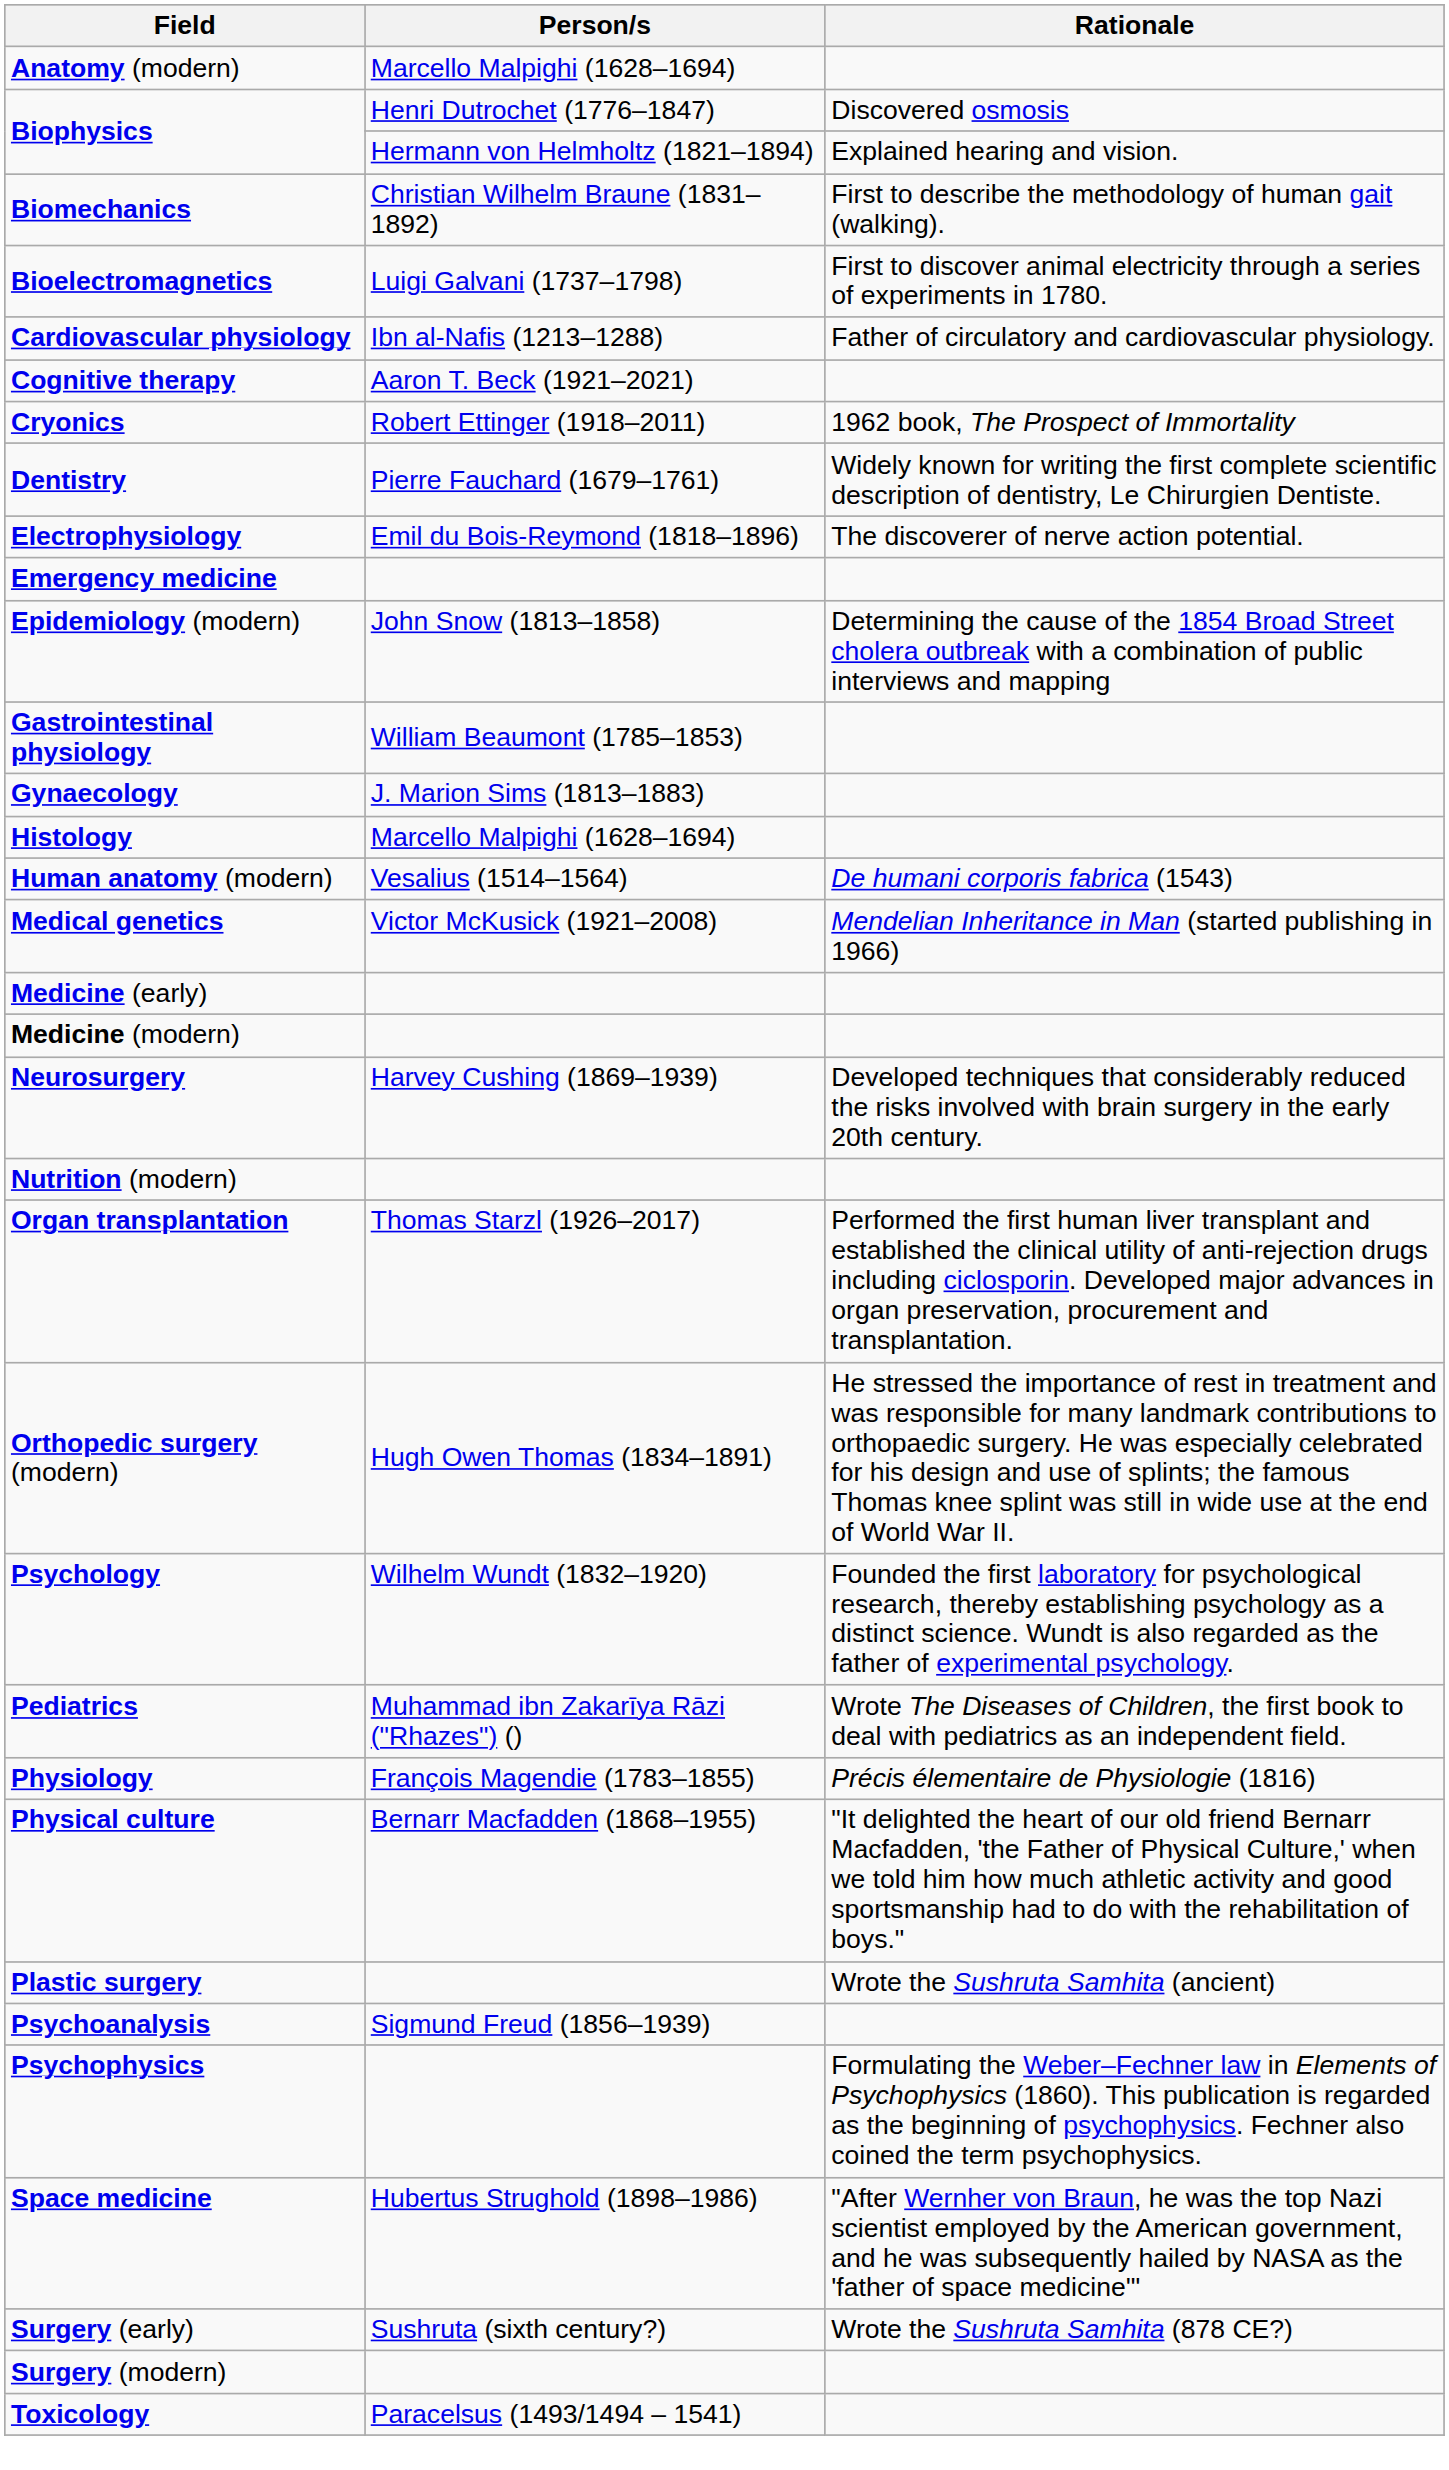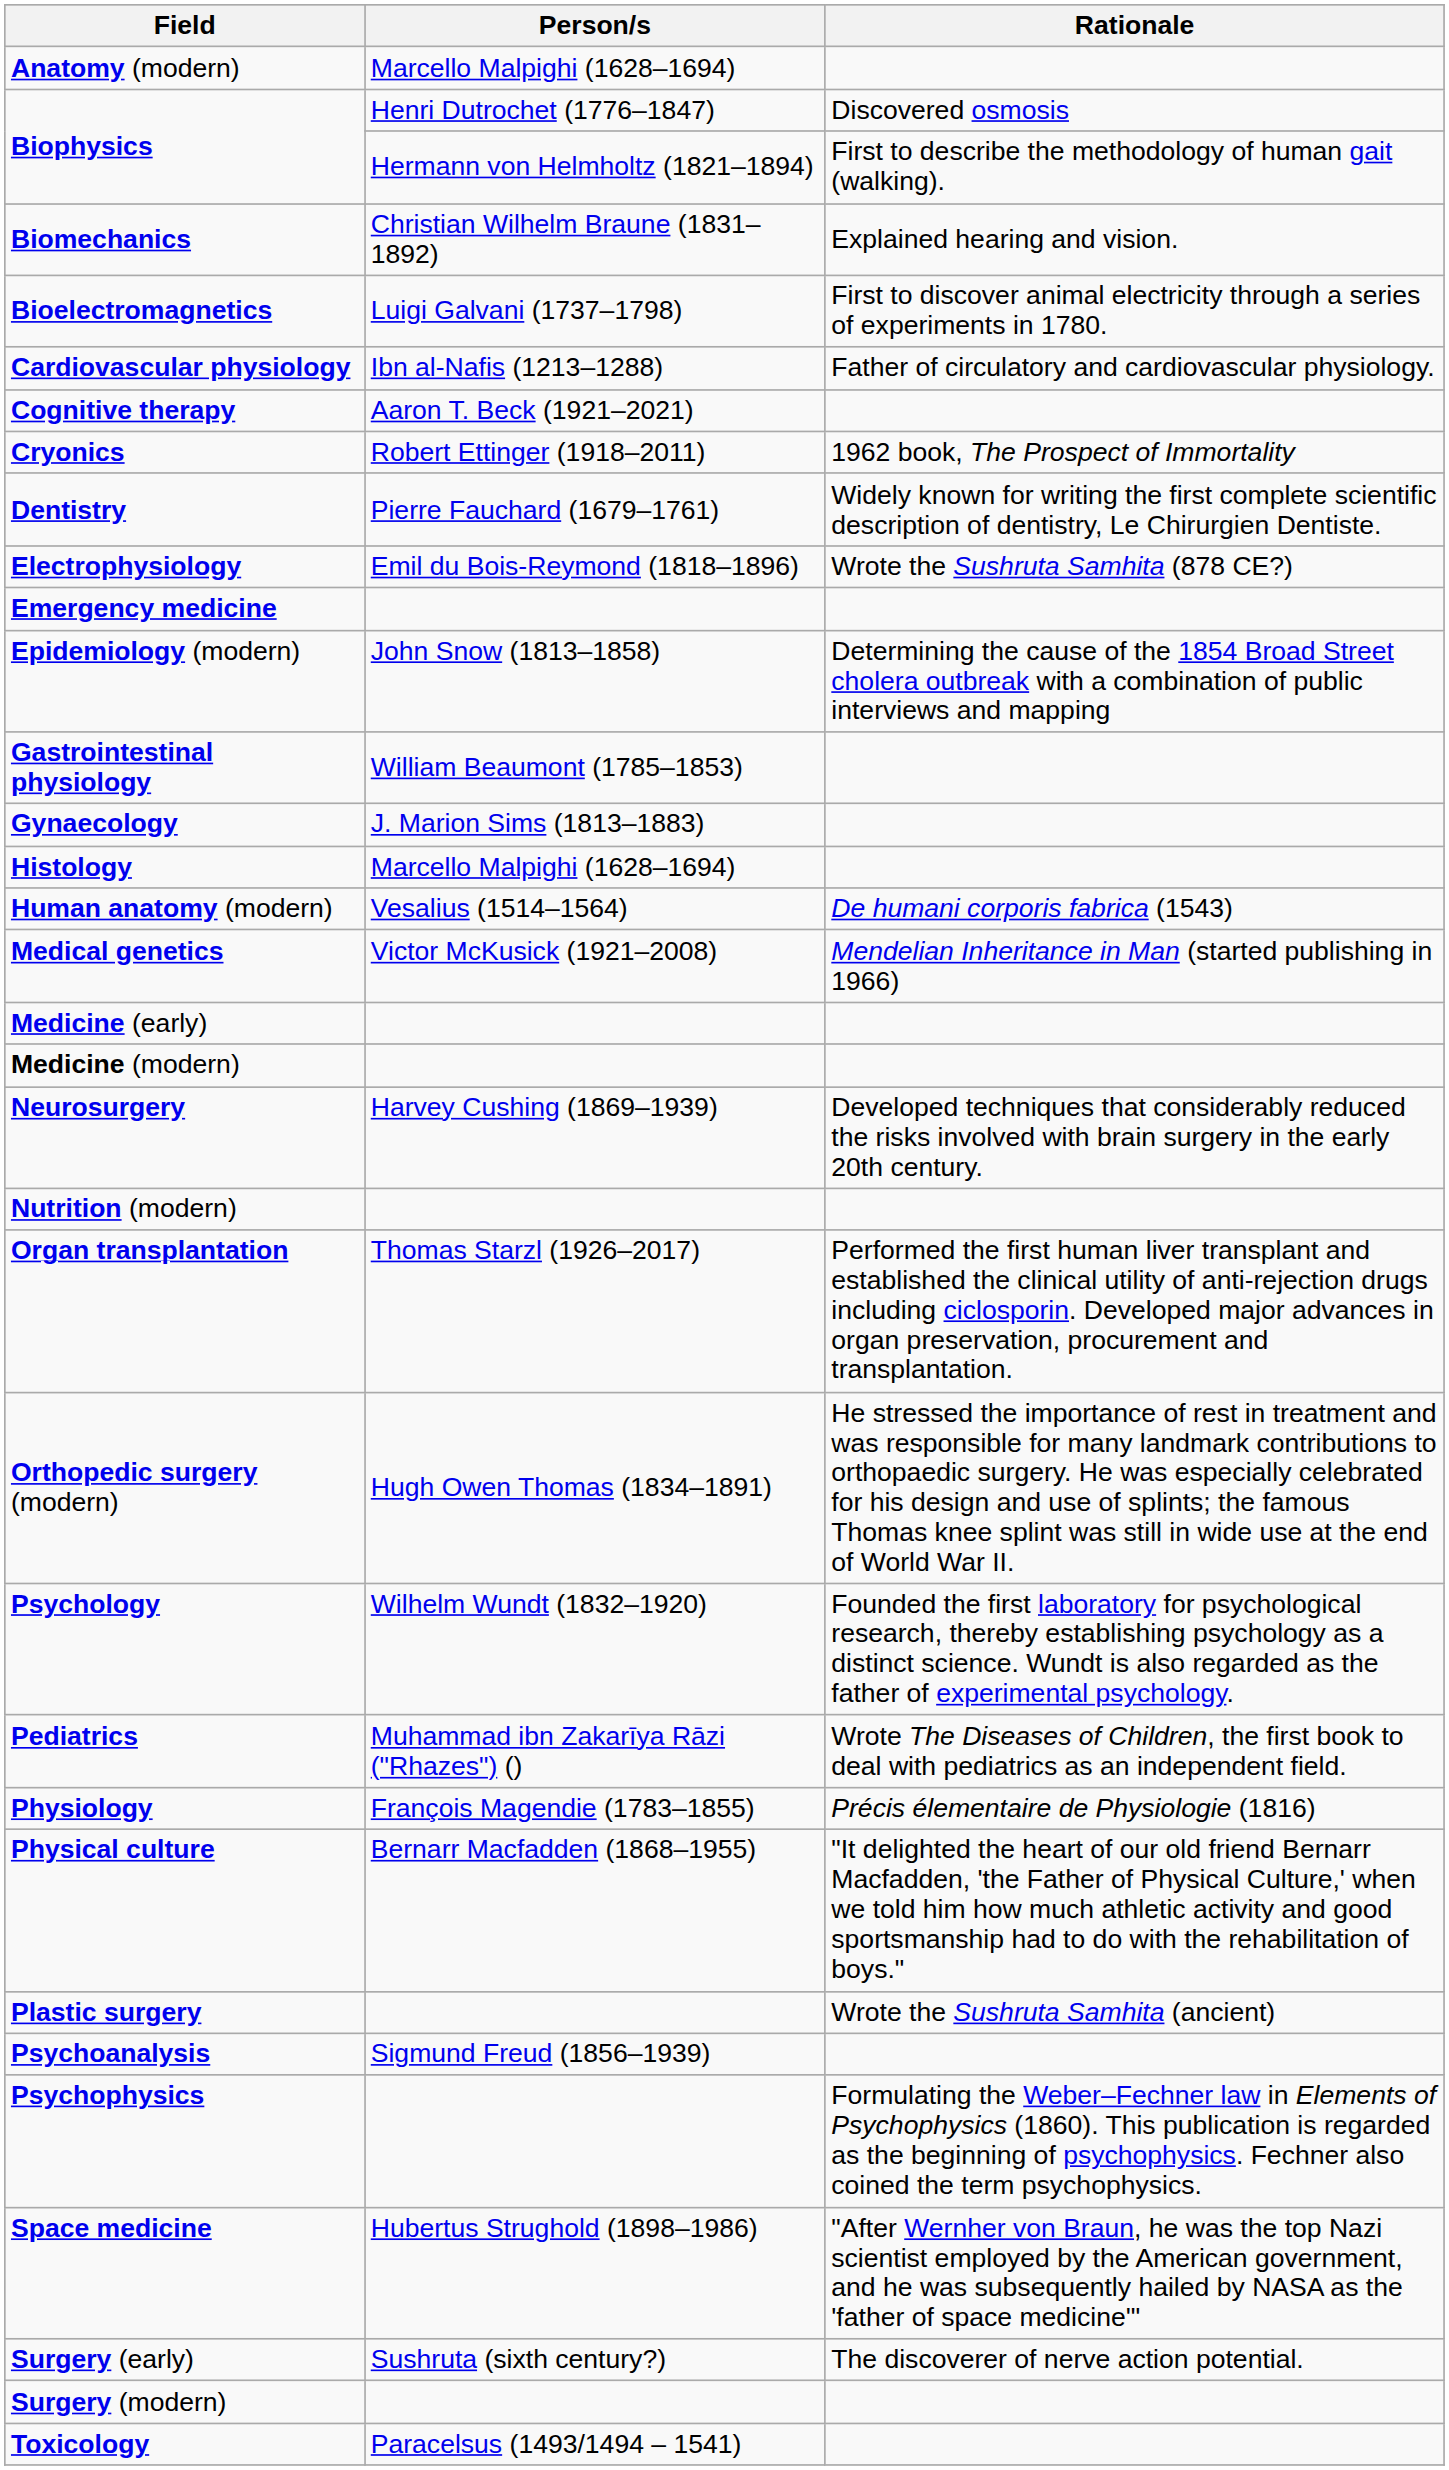(1005, 151) Explained hearing and vision. -> (1112, 166) First to describe the methodology of human gait (walking).
(1112, 208) First to describe the methodology of human gait (walking). -> (1005, 238) Explained hearing and vision.
(1068, 536) The discoverer of nerve action potential. -> (1062, 566) Wrote the Sushruta Samhita (878 CE?)
(1062, 2329) Wrote the Sushruta Samhita (878 CE?) -> (1068, 2359) The discoverer of nerve action potential.
